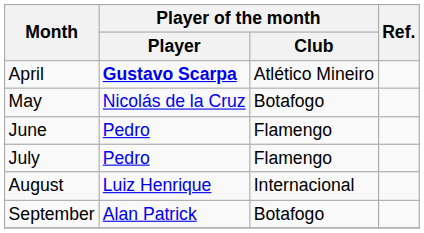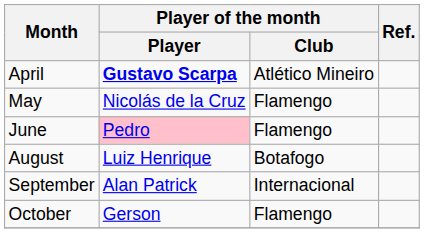(289, 102) Botafogo -> (293, 102) Flamengo
(126, 130) no background -> (126, 130) pink background
- row: (24, 158)
(304, 185) Internacional -> (289, 158) Botafogo
(289, 213) Botafogo -> (304, 185) Internacional
+ row: (40, 213)
